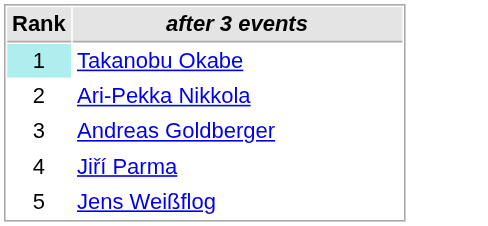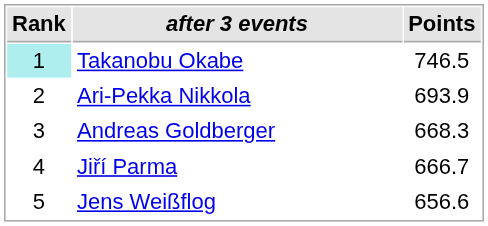+ column: (442, 24)
